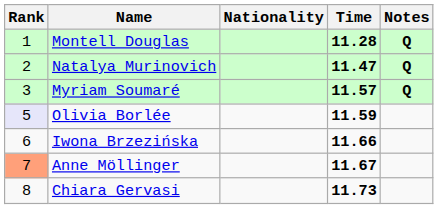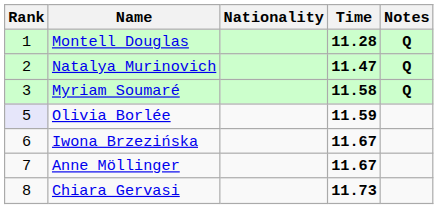(354, 91) 11.57 -> (354, 91) 11.58
(354, 141) 11.66 -> (354, 141) 11.67
(26, 166) lightsalmon background -> (26, 166) no background
